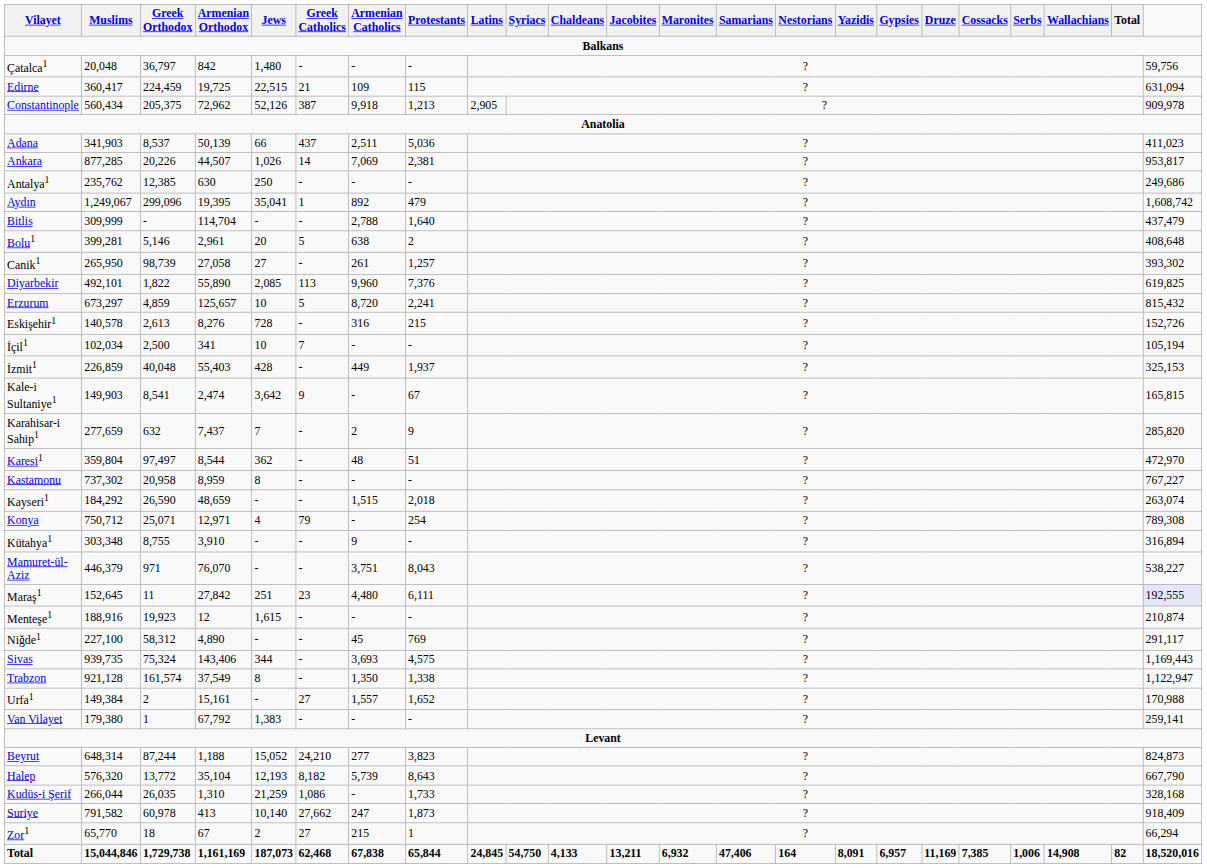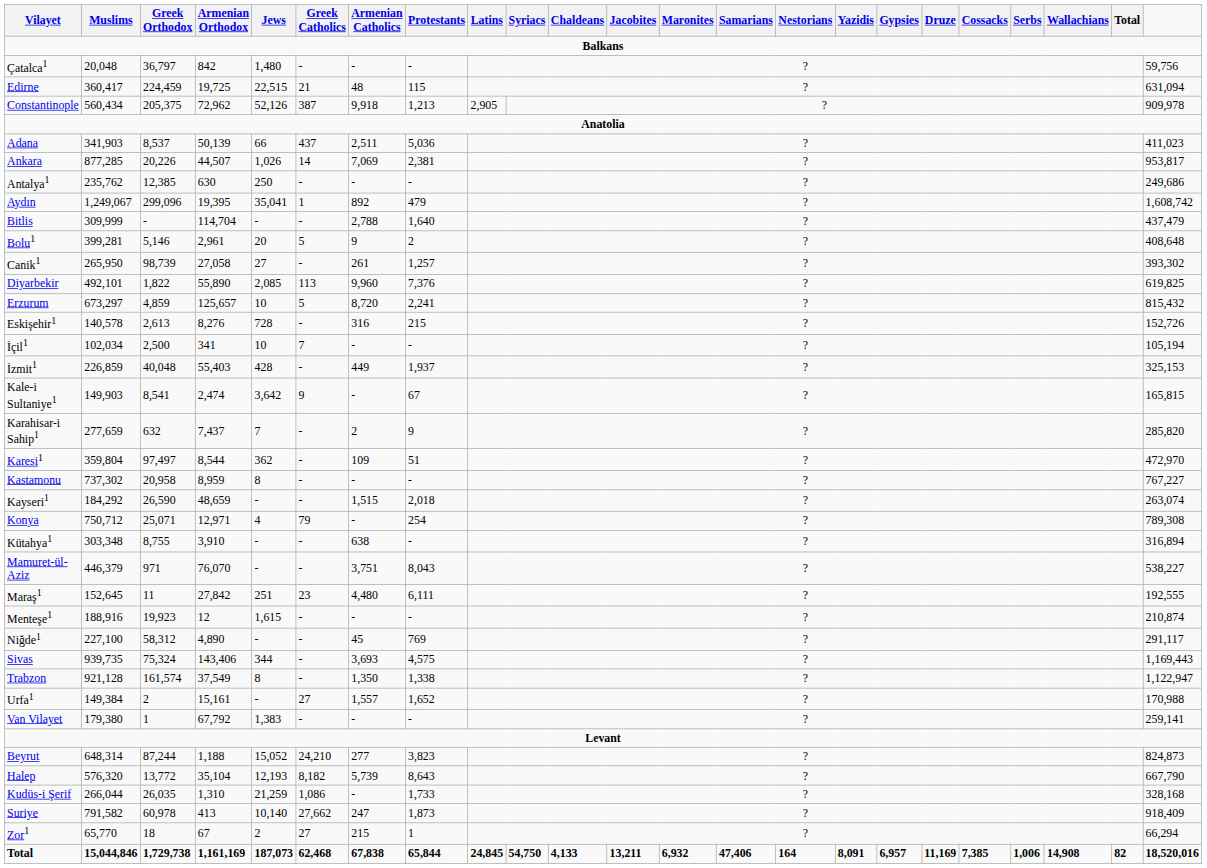(360, 86) 109 -> (357, 86) 48
(360, 241) 638 -> (354, 241) 9
(357, 459) 48 -> (360, 459) 109
(354, 541) 9 -> (360, 541) 638
(1165, 595) lavender background -> (1165, 595) no background
